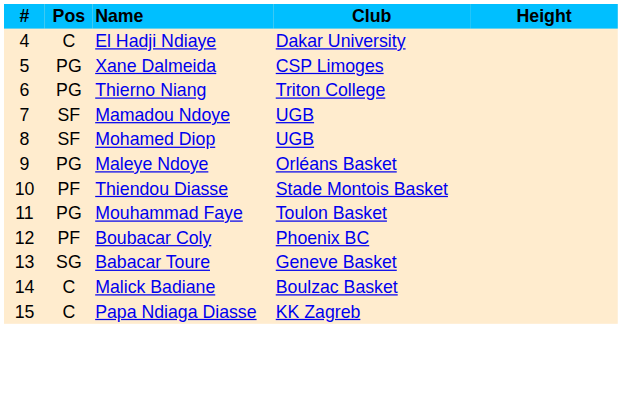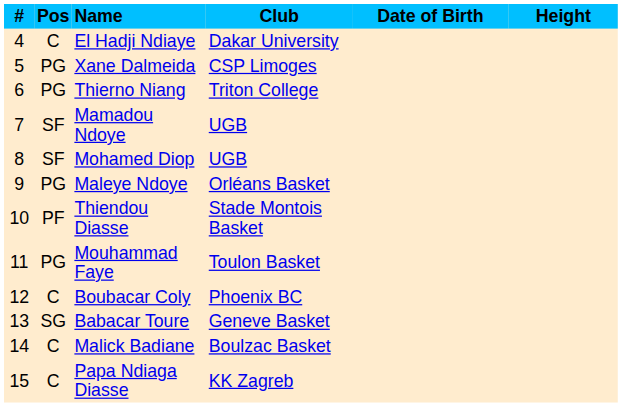+ column: (430, 16)
(69, 238) PF -> (53, 297) C
